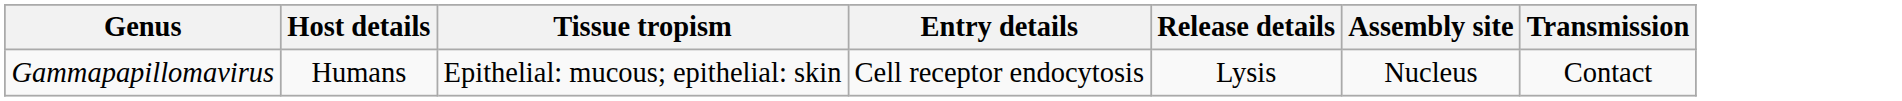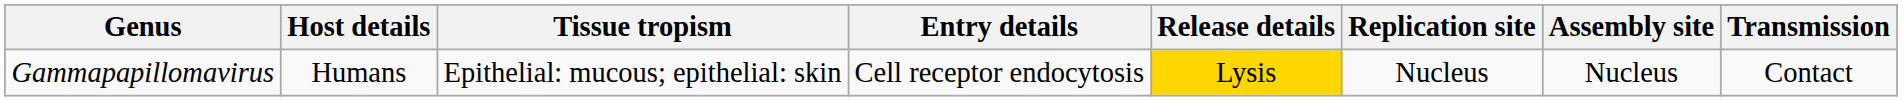+ column: (1442, 27)
(1246, 72) no background -> (1246, 72) gold background
